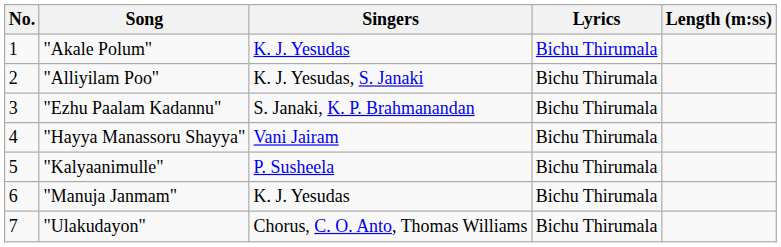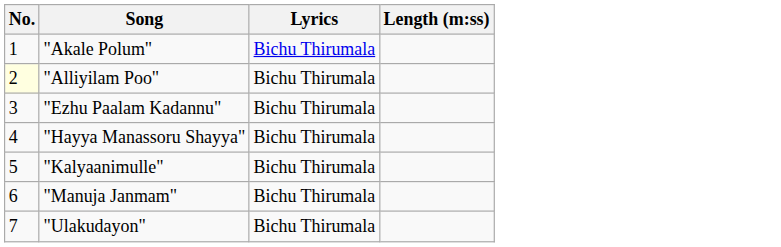- column: (391, 19)
(13, 78) no background -> (13, 78) lightyellow background
